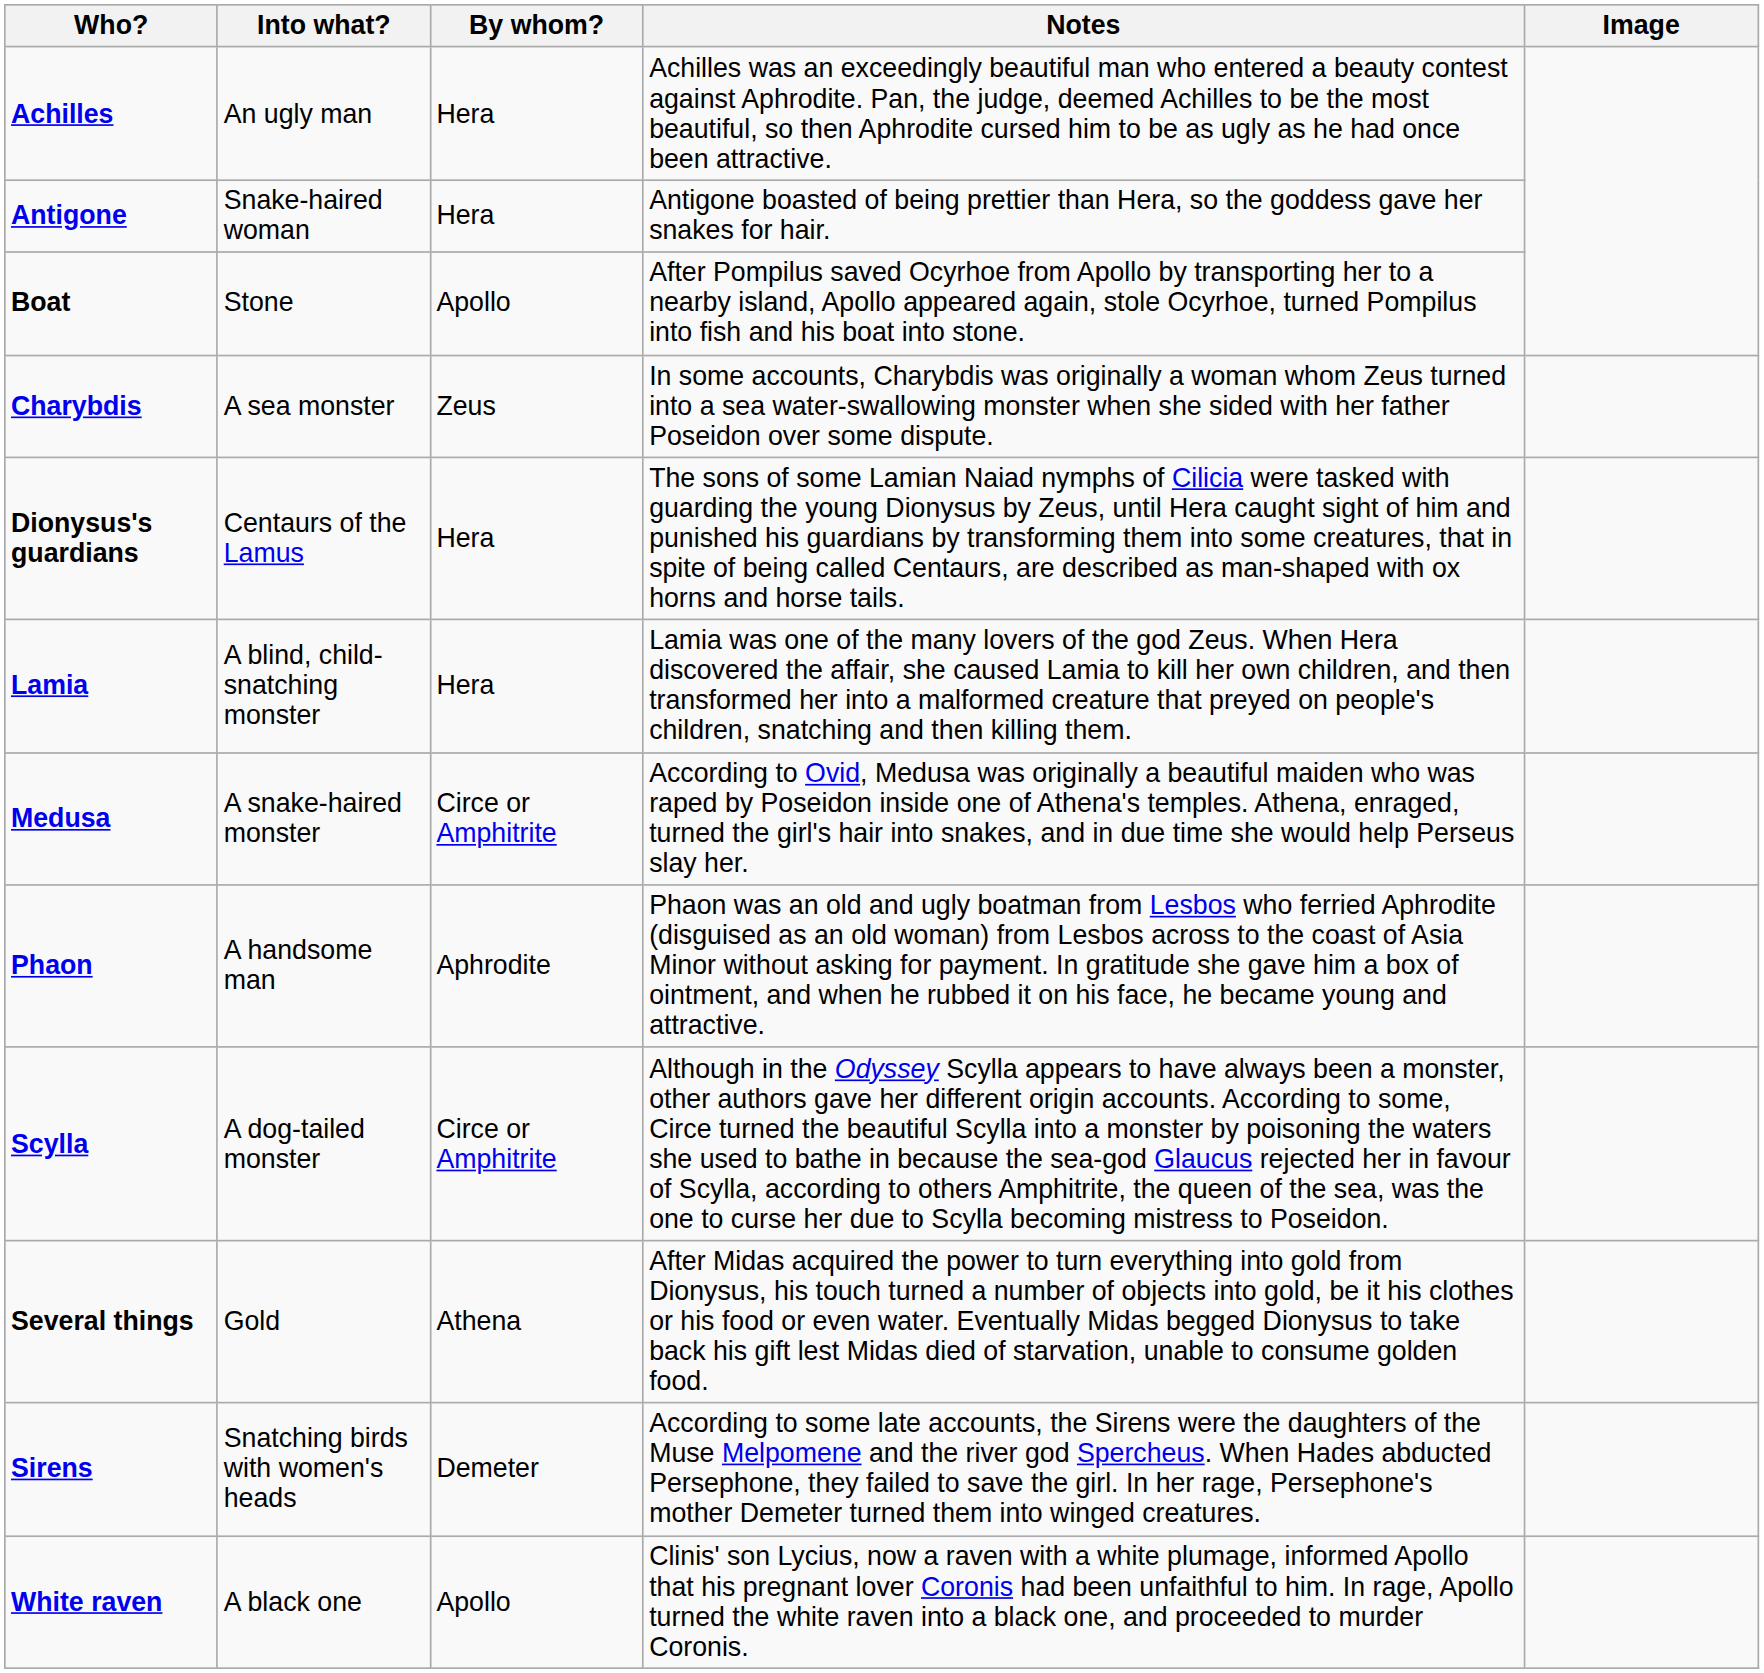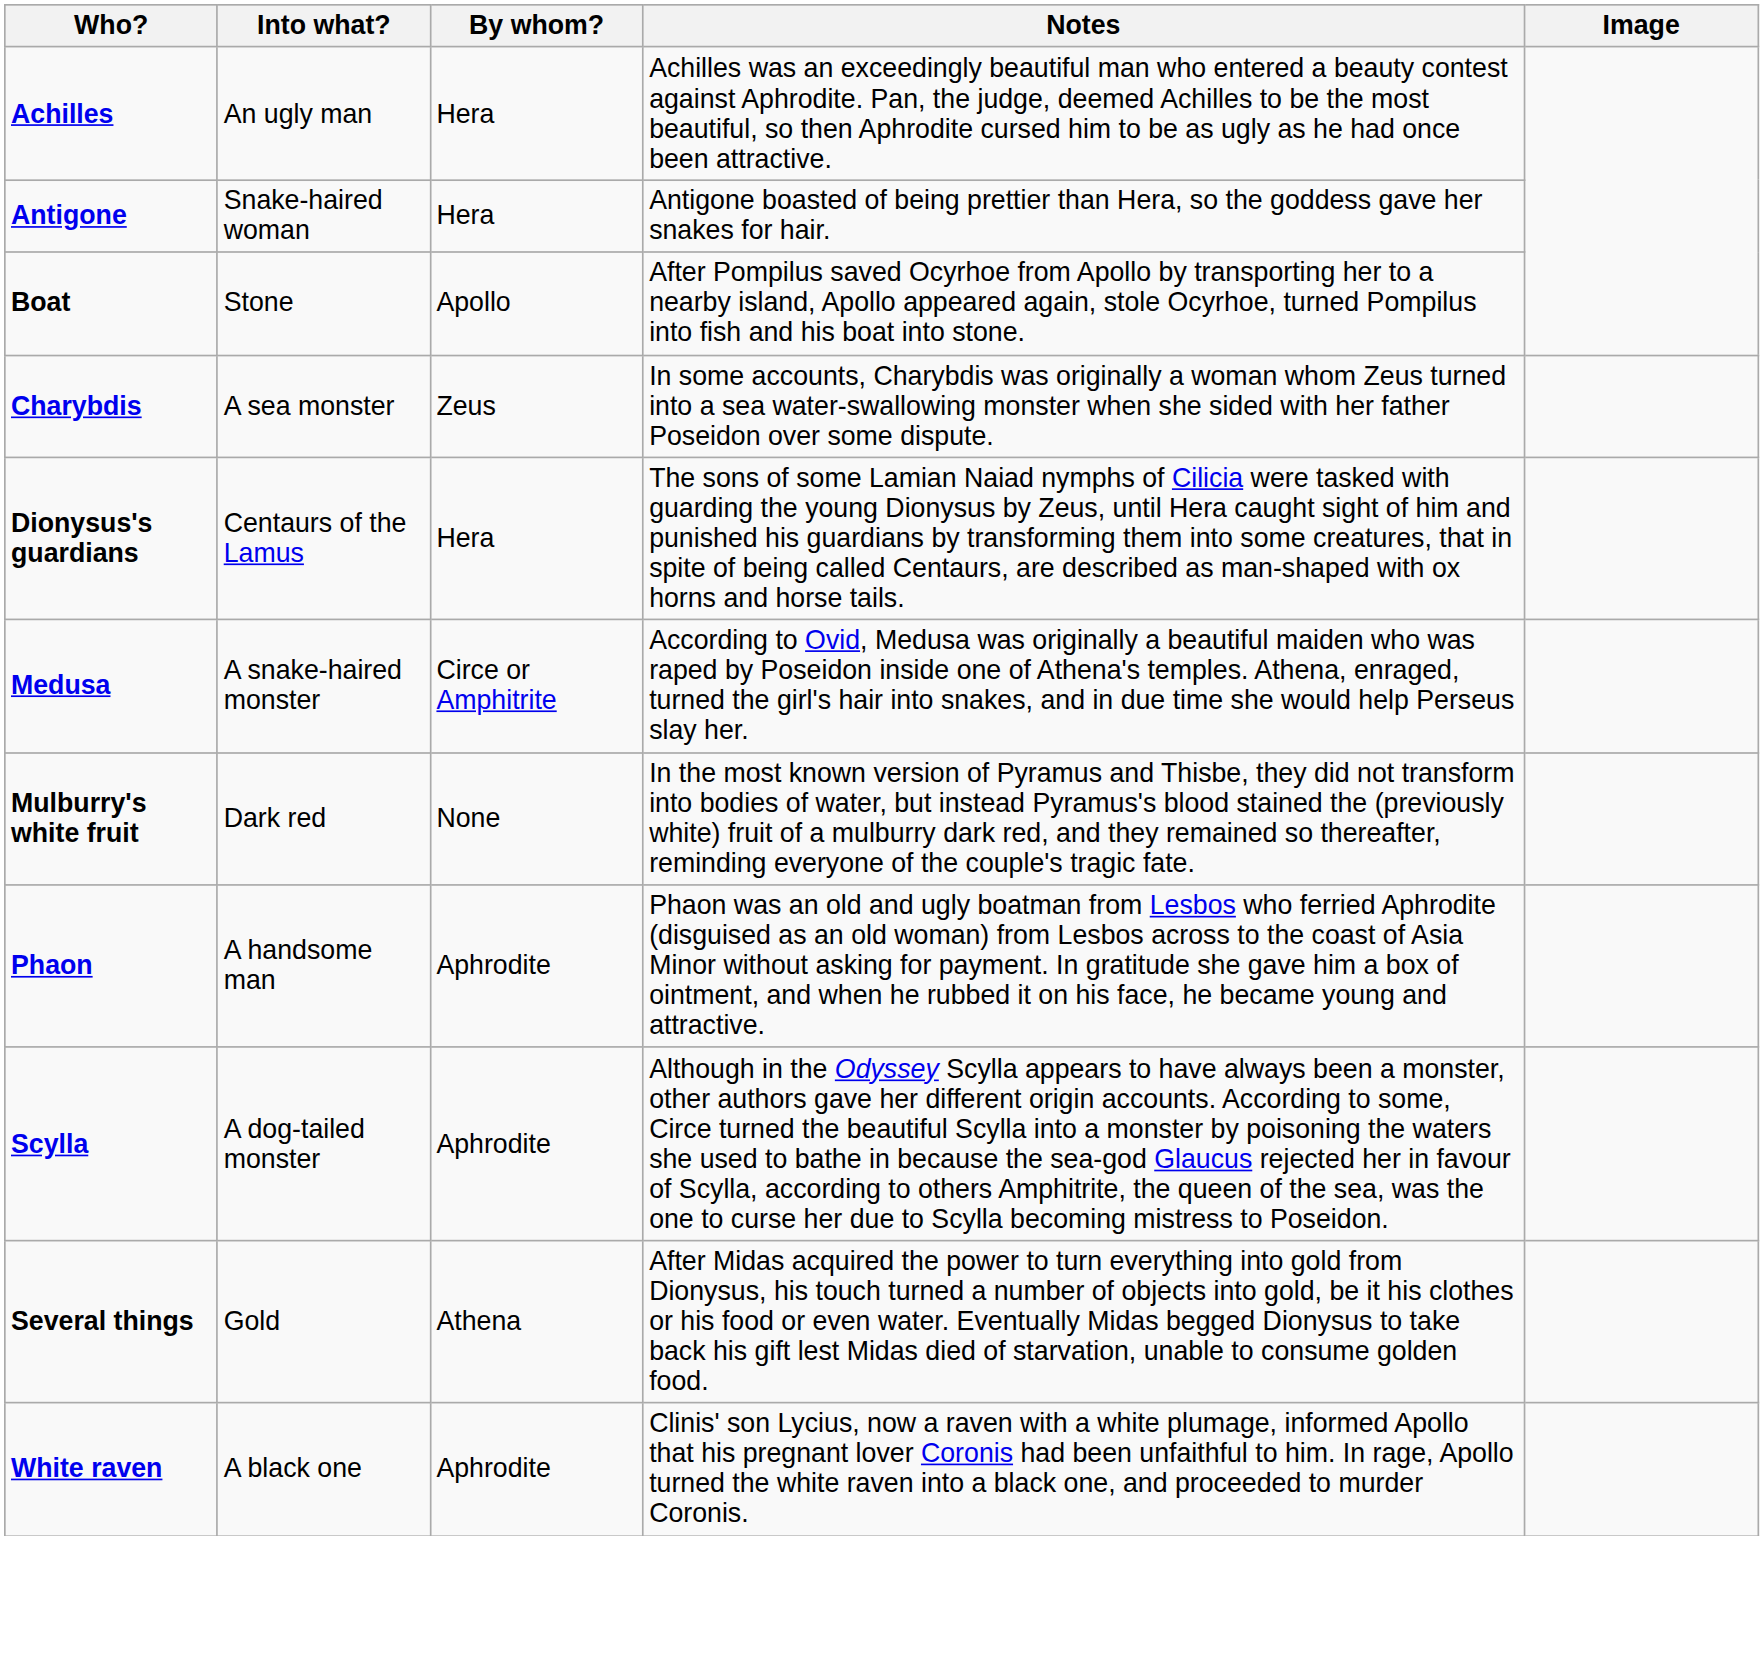- row: (50, 685)
+ row: (79, 818)
(497, 1143) Circe or Amphitrite -> (494, 1143) Aphrodite
- row: (52, 1468)
(474, 1601) Apollo -> (494, 1468) Aphrodite
